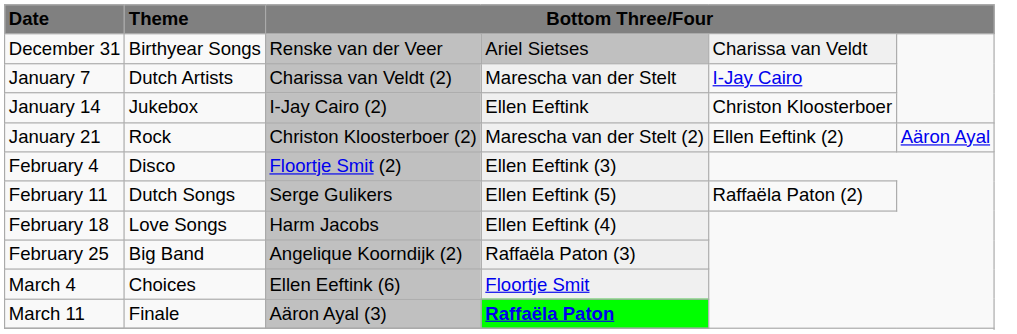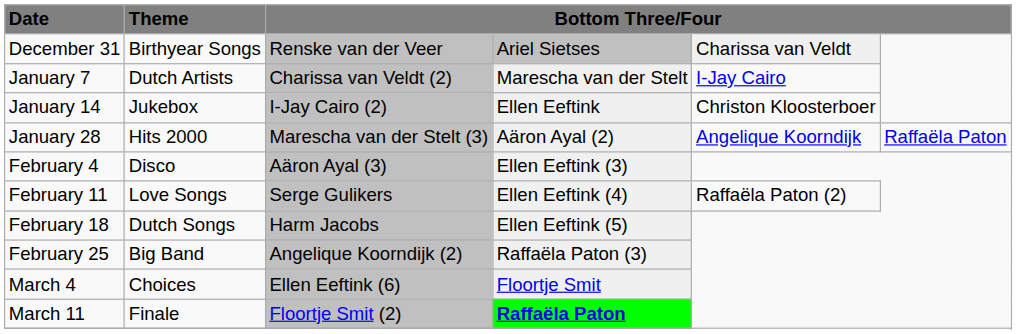- row: (55, 136)
+ row: (55, 136)
(335, 166) Floortje Smit (2) -> (328, 166) Aäron Ayal (3)
(182, 195) Dutch Songs -> (178, 195) Love Songs
(551, 195) Ellen Eeftink (5) -> (562, 195) Ellen Eeftink (4)
(178, 225) Love Songs -> (182, 225) Dutch Songs
(551, 225) Ellen Eeftink (4) -> (562, 225) Ellen Eeftink (5)
(328, 313) Aäron Ayal (3) -> (335, 313) Floortje Smit (2)
